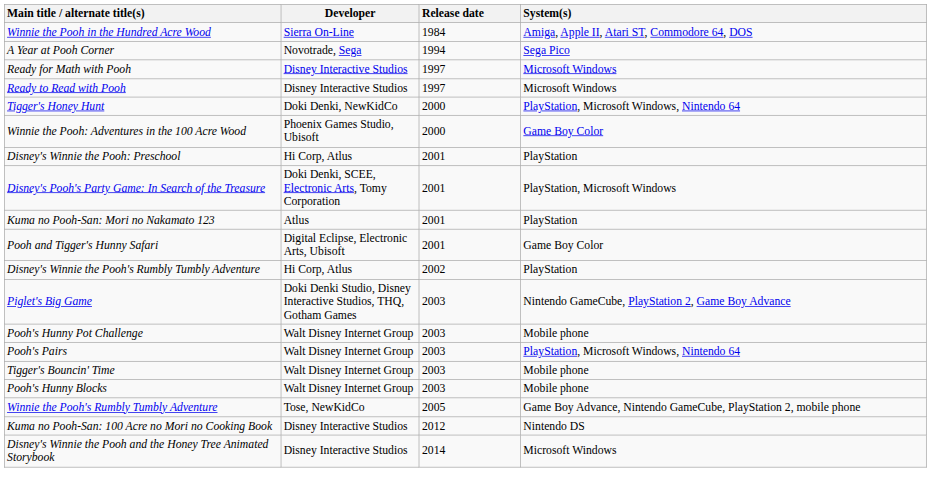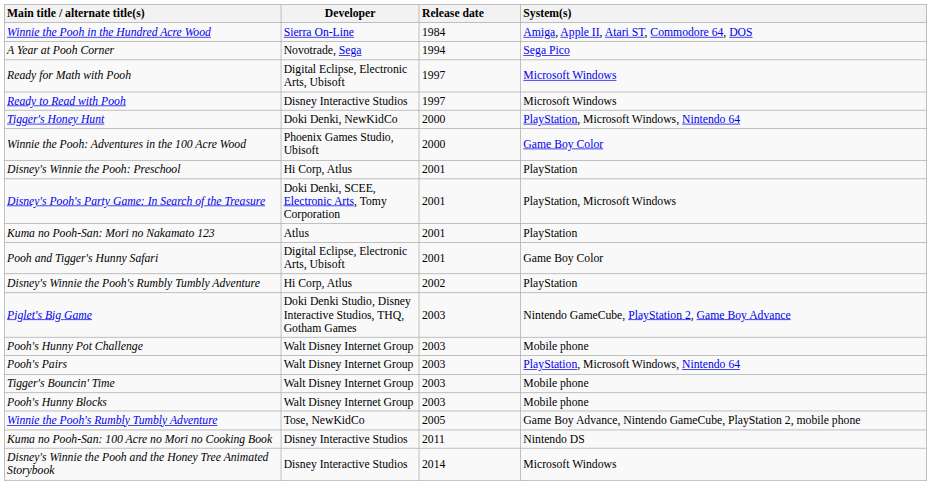(346, 69) Disney Interactive Studios -> (345, 75) Digital Eclipse, Electronic Arts, Ubisoft
(434, 426) 2012 -> (433, 439) 2011
